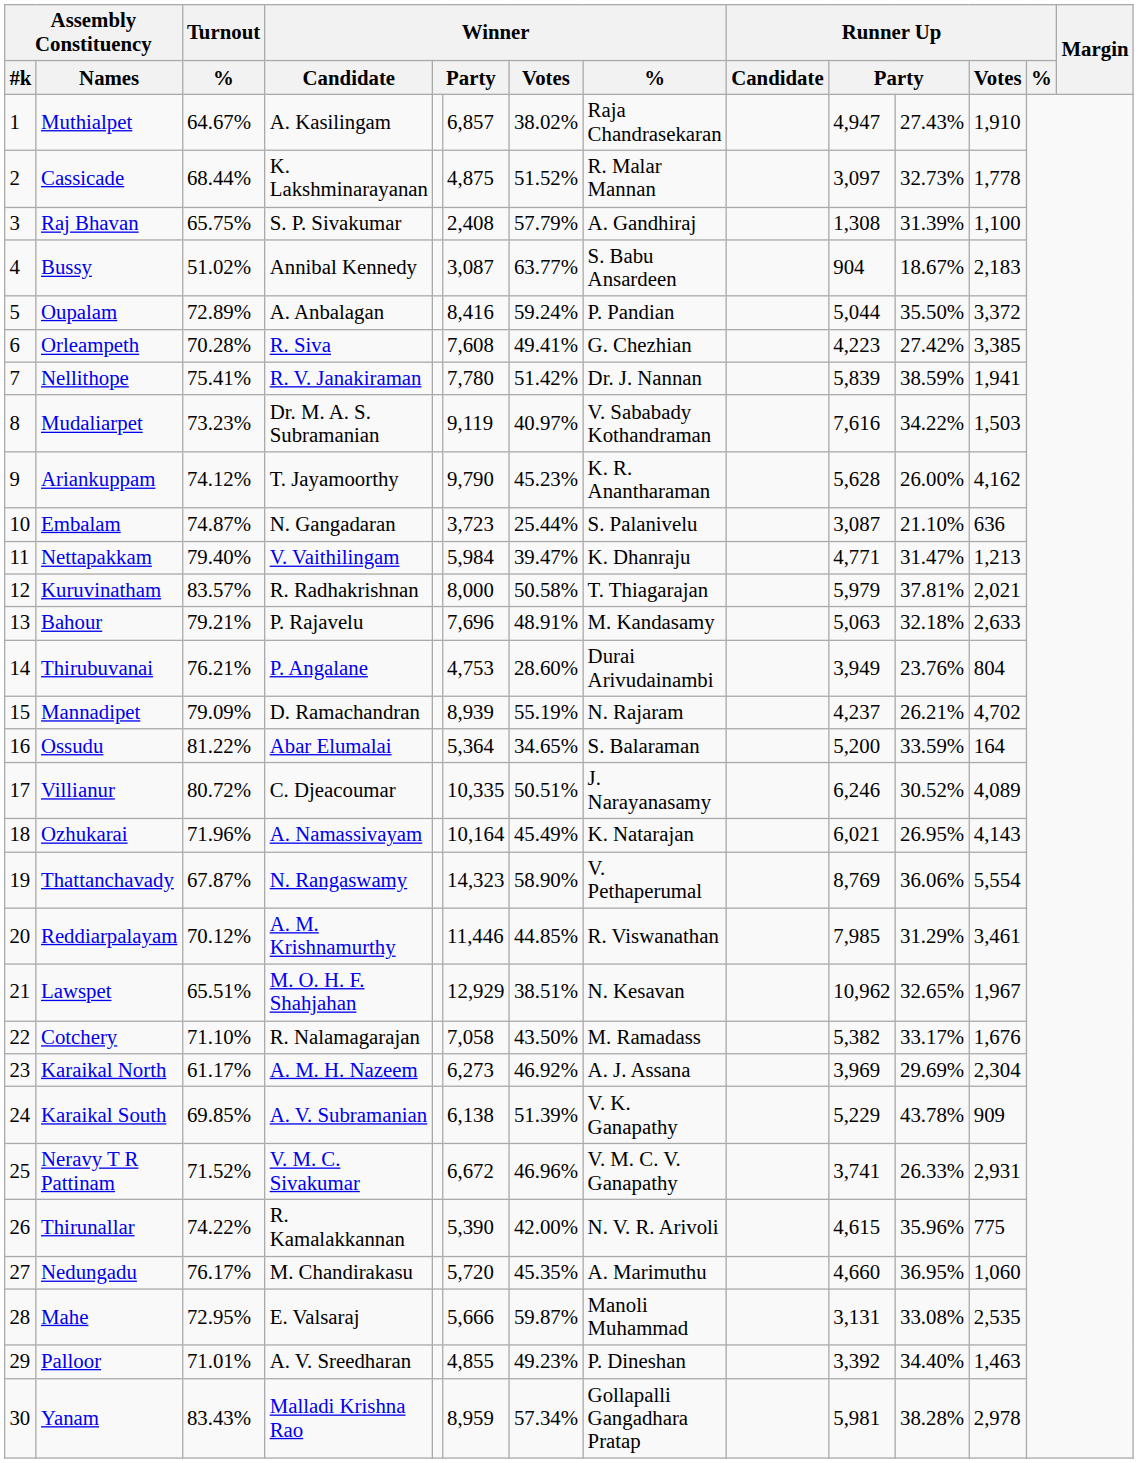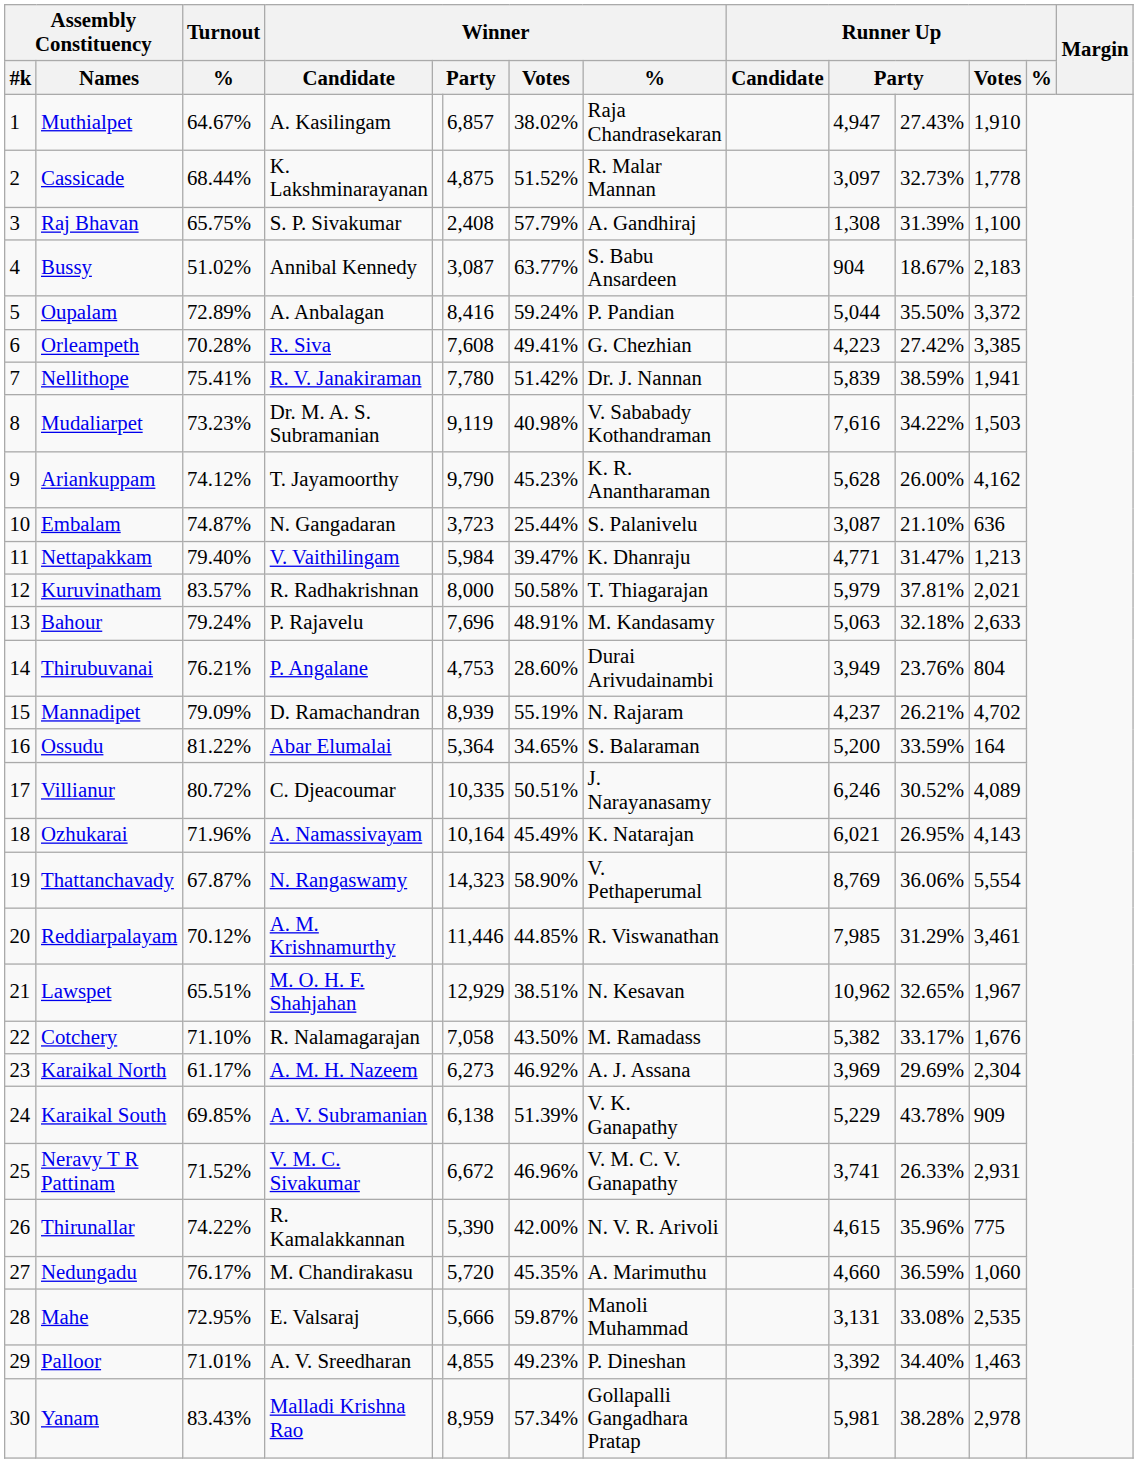(546, 423) 40.97% -> (546, 423) 40.98%
(219, 623) 79.21% -> (219, 623) 79.24%
(932, 1272) 36.95% -> (932, 1272) 36.59%
